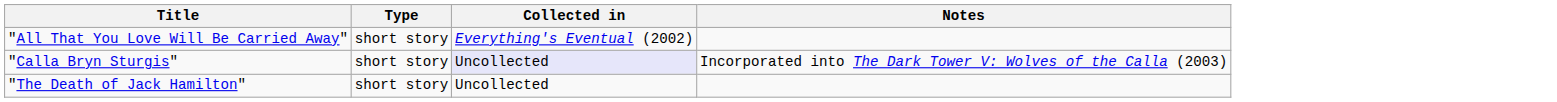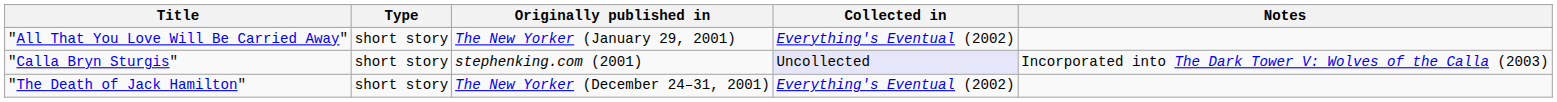+ column: (612, 16)
(502, 85) Uncollected -> (896, 85) Everything's Eventual (2002)
